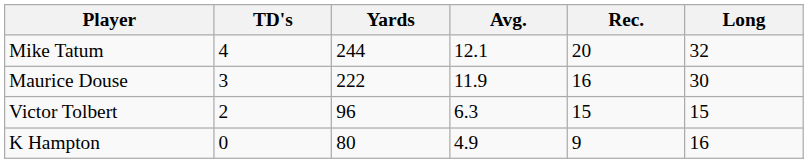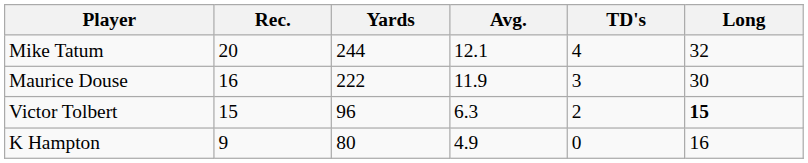columns swapped: (626, 19) <-> (273, 19)
(699, 111) normal -> (699, 111) bold
